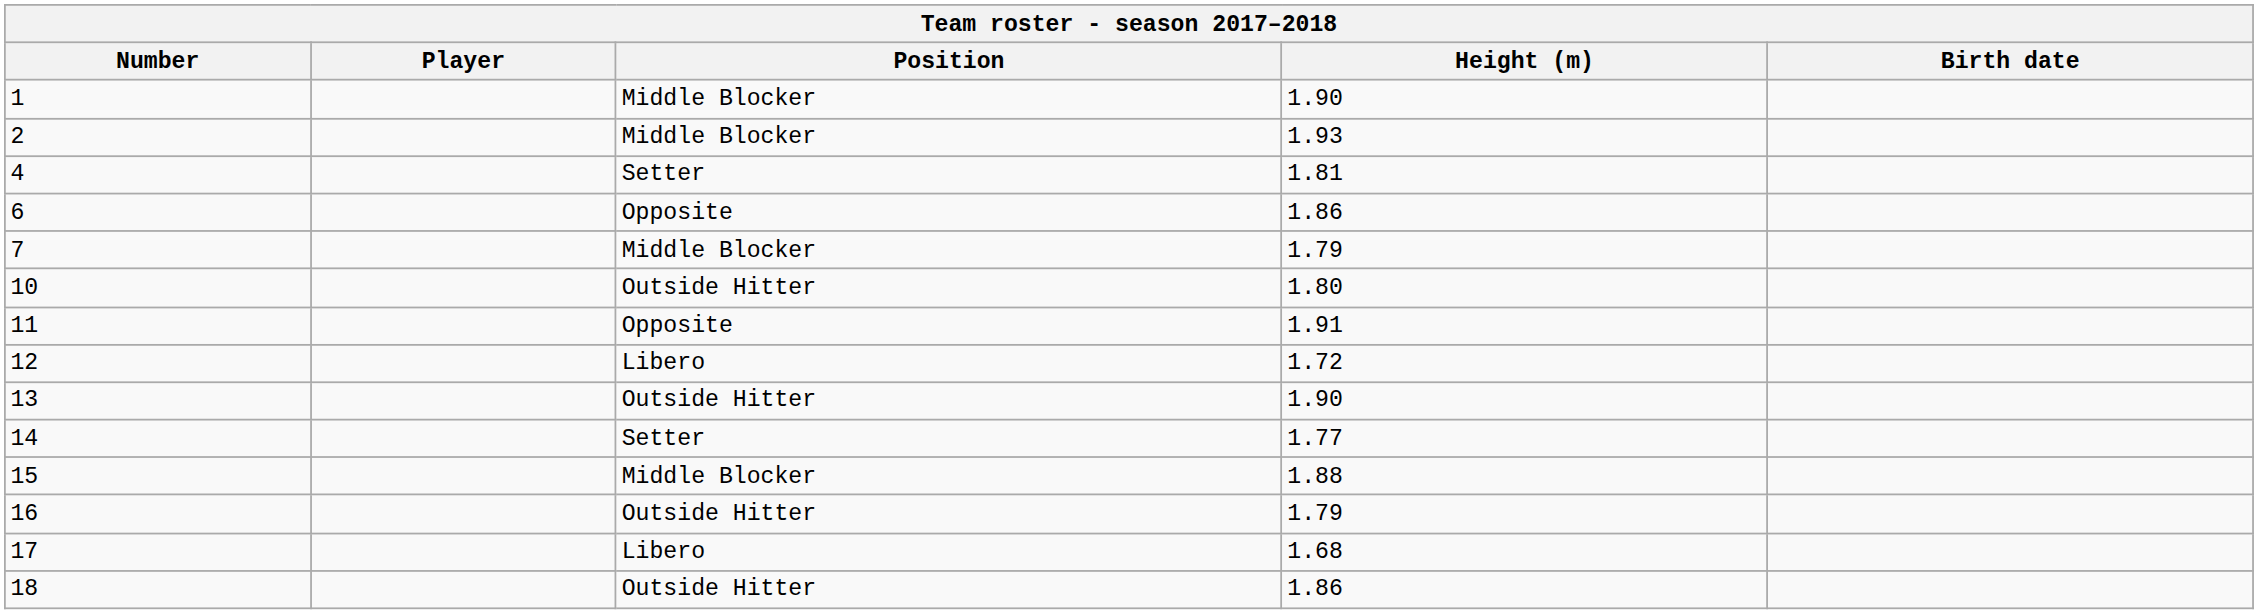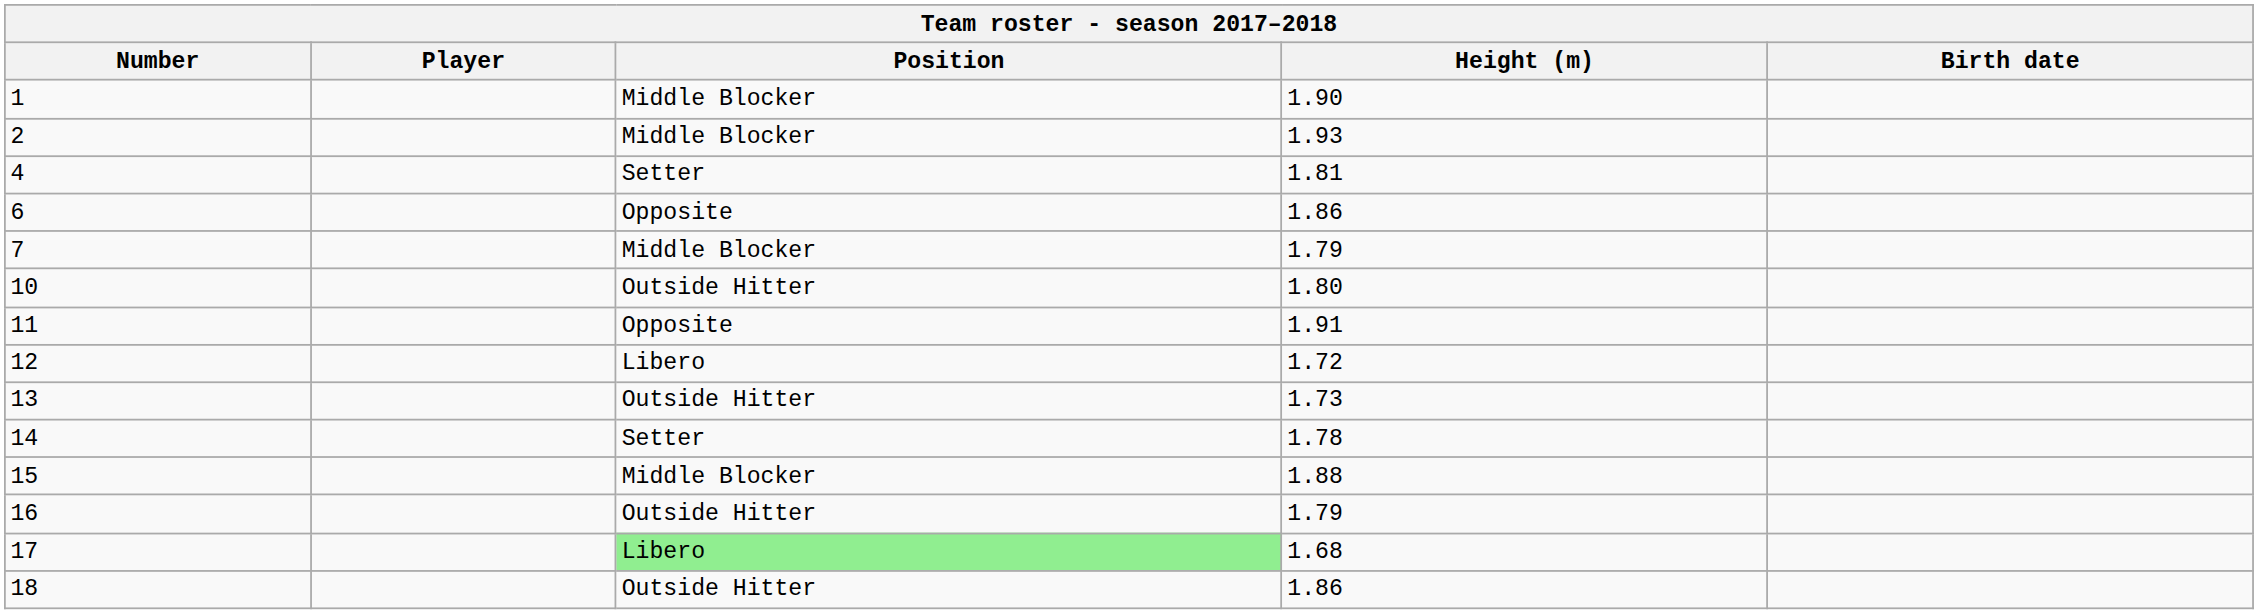(1315, 401) 1.90 -> (1315, 401) 1.73
(1315, 439) 1.77 -> (1315, 439) 1.78
(663, 552) no background -> (663, 552) lightgreen background
